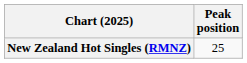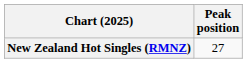(218, 48) 25 -> (218, 48) 27
